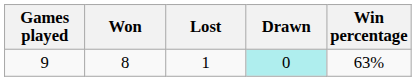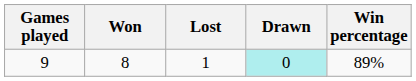(369, 62) 63% -> (369, 62) 89%
